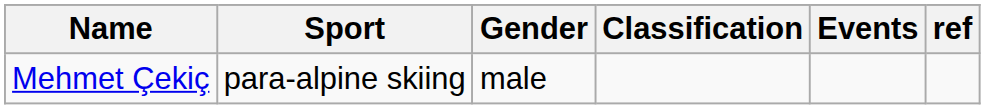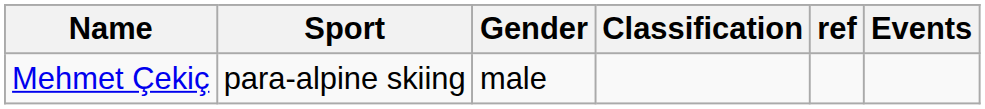columns swapped: (868, 28) <-> (953, 28)
